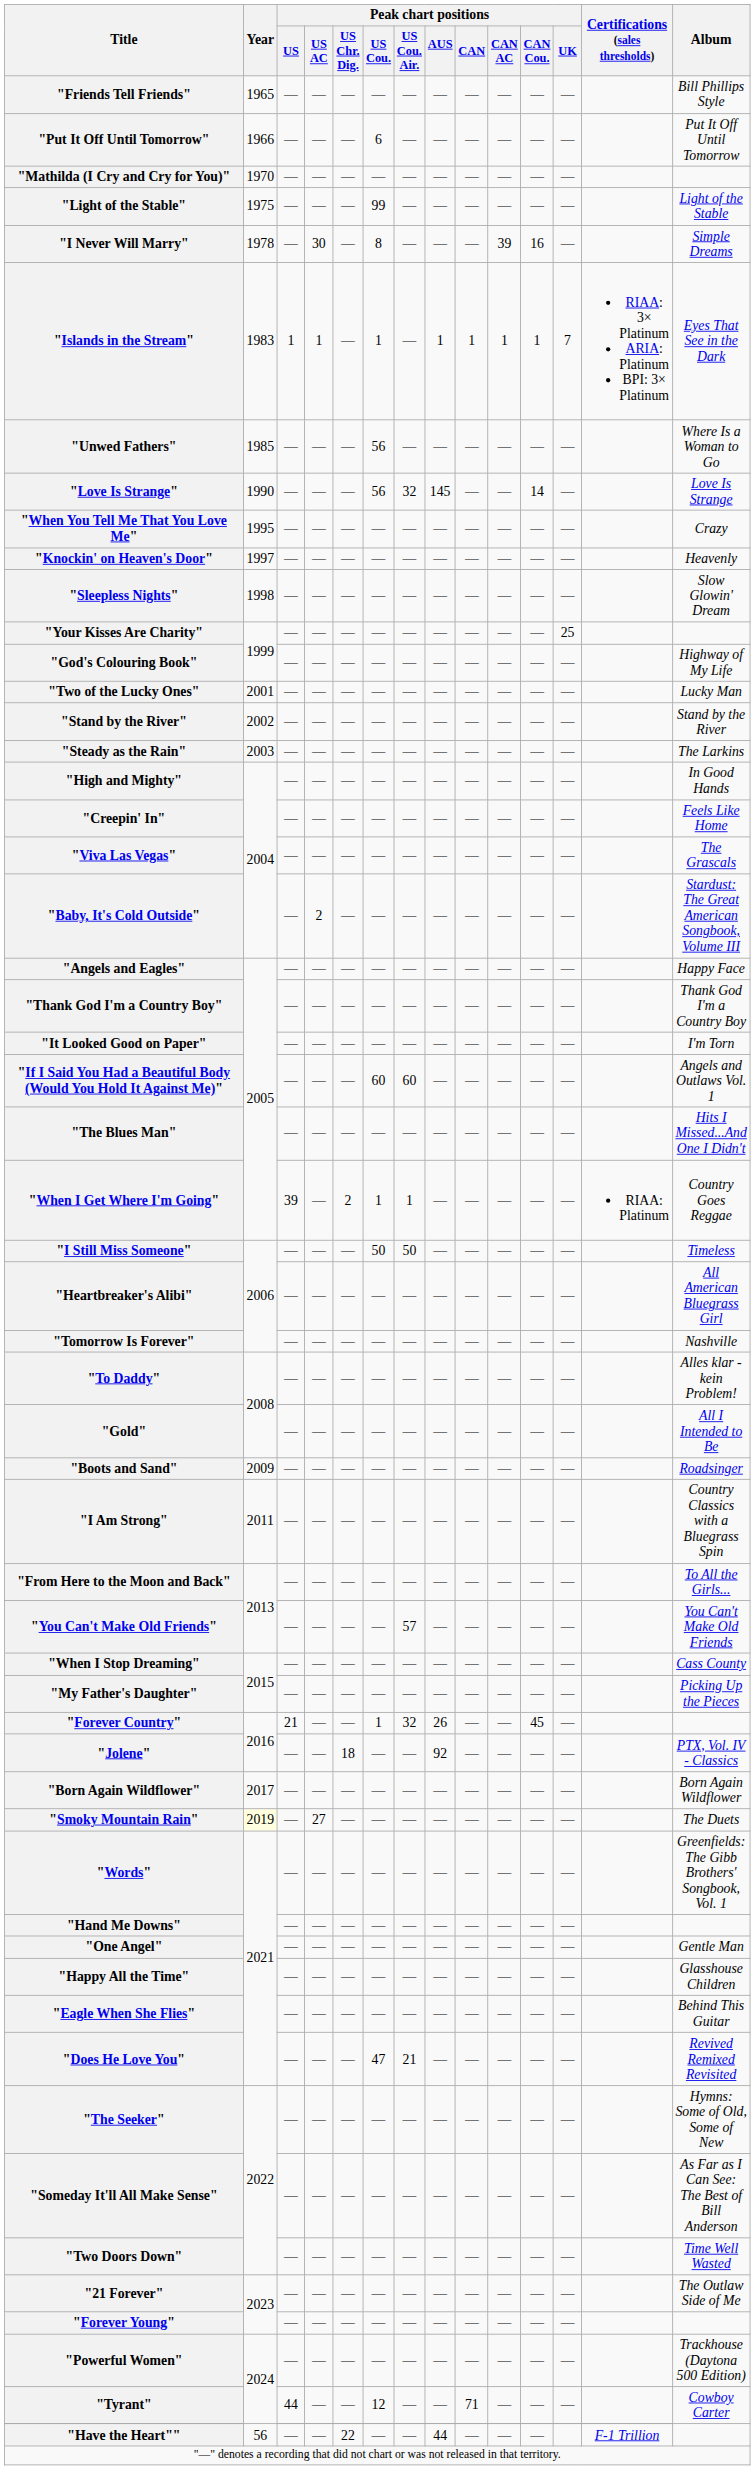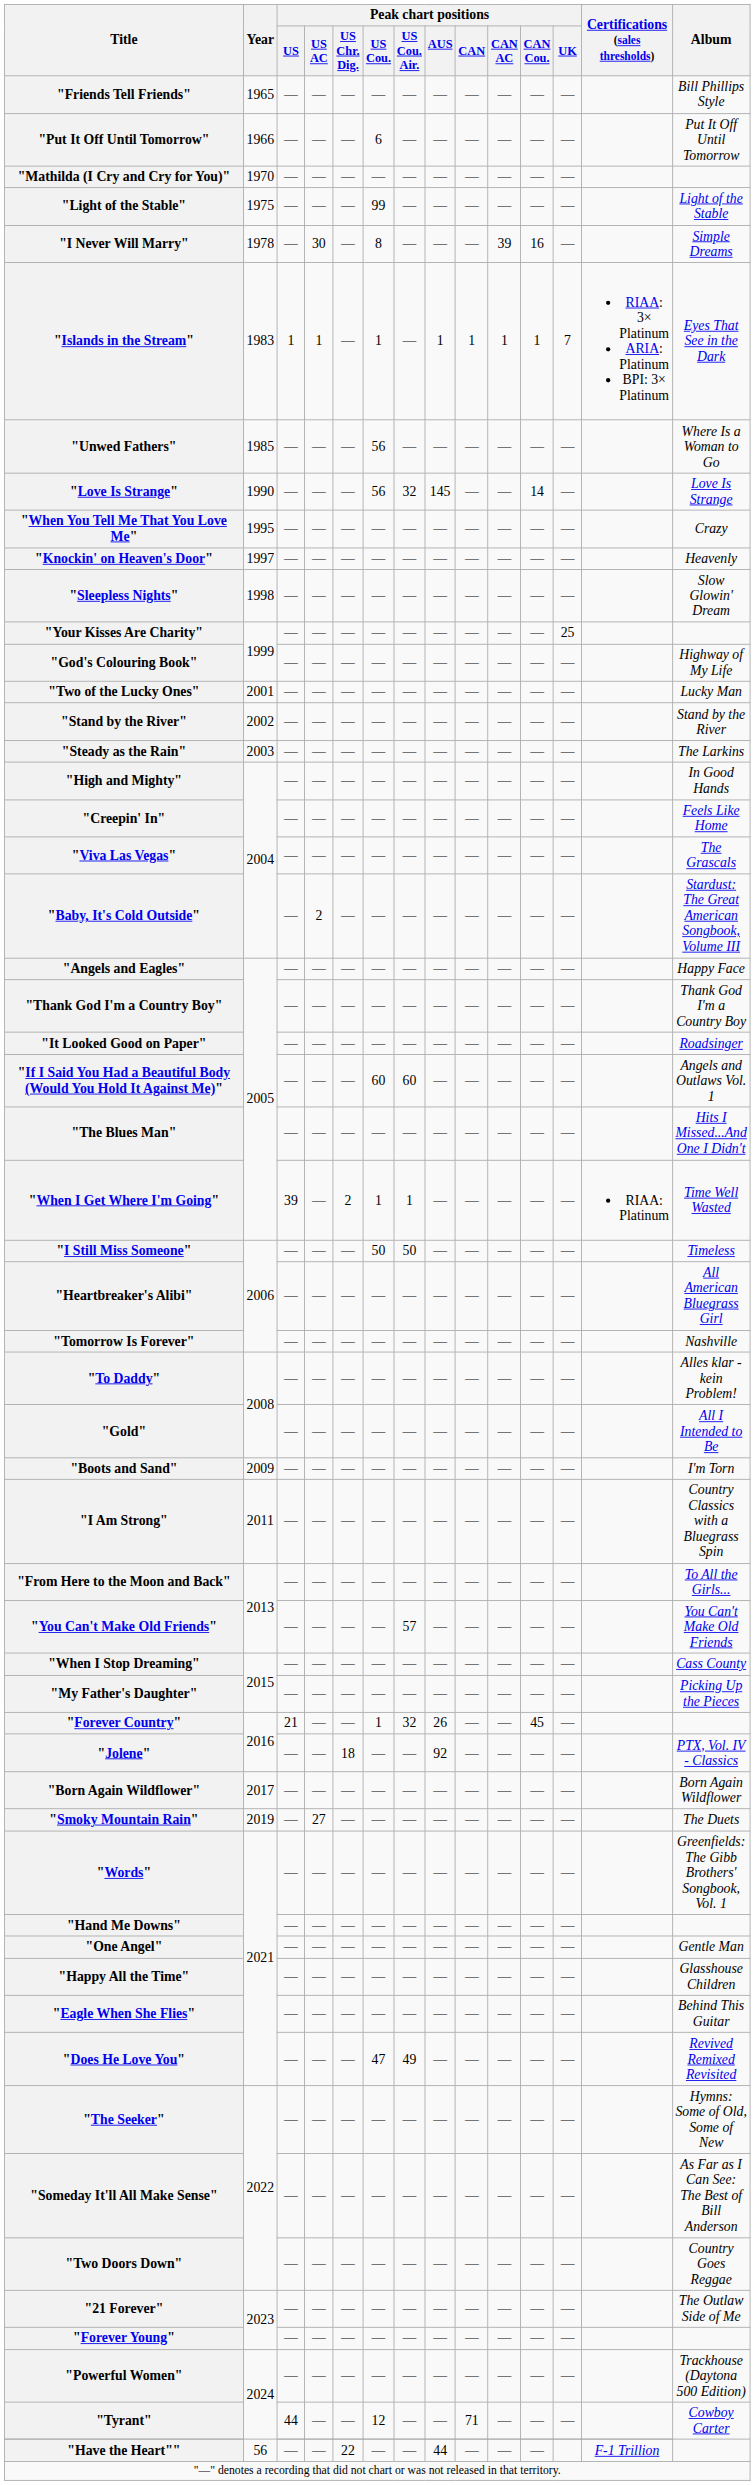(711, 1043) I'm Torn -> (711, 1043) Roadsinger
(711, 1200) Country Goes Reggae -> (711, 1200) Time Well Wasted
(711, 1468) Roadsinger -> (711, 1468) I'm Torn
(260, 1819) lightyellow background -> (260, 1819) no background
(409, 2059) 21 -> (409, 2059) 49
(711, 2256) Time Well Wasted -> (711, 2263) Country Goes Reggae
